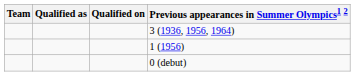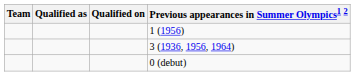rows swapped: (192, 31) <-> (167, 47)
